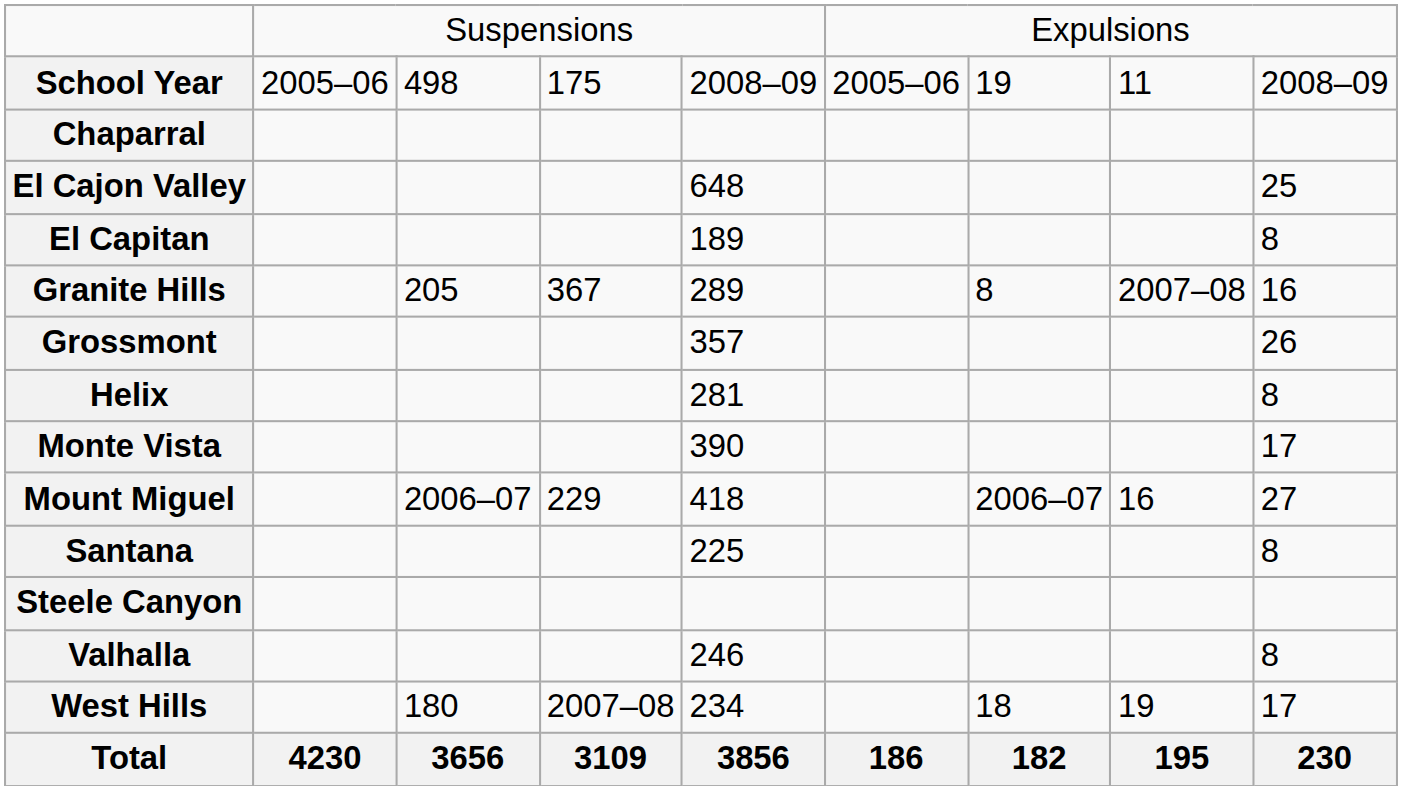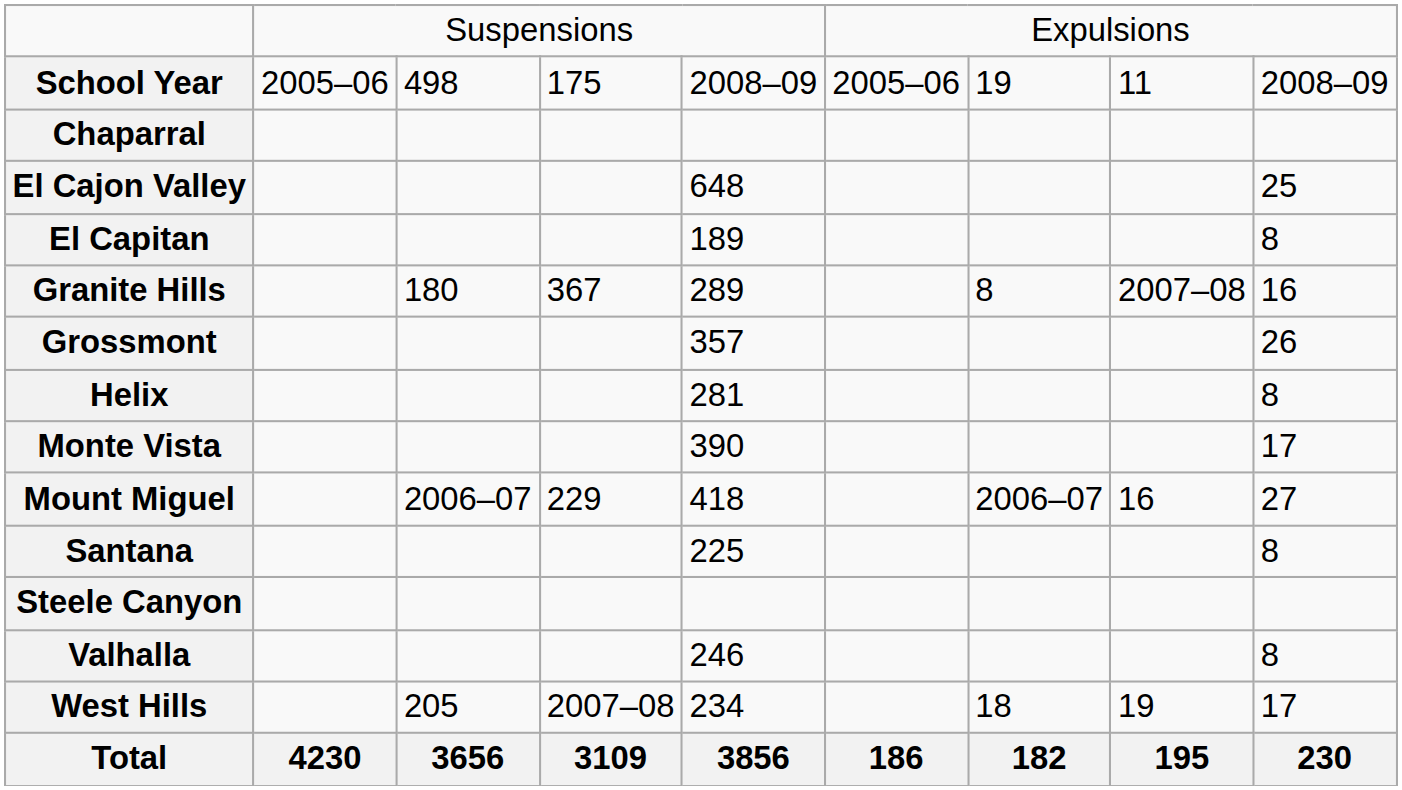(431, 290) 205 -> (431, 290) 180
(431, 706) 180 -> (431, 706) 205
